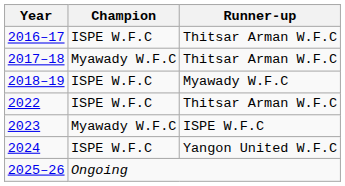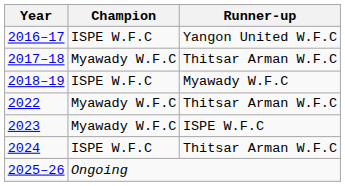(260, 38) Thitsar Arman W.F.C -> (260, 38) Yangon United W.F.C
(112, 104) ISPE W.F.C -> (124, 104) Myawady W.F.C
(260, 148) Yangon United W.F.C -> (260, 148) Thitsar Arman W.F.C
